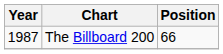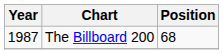(168, 37) 66 -> (168, 37) 68
